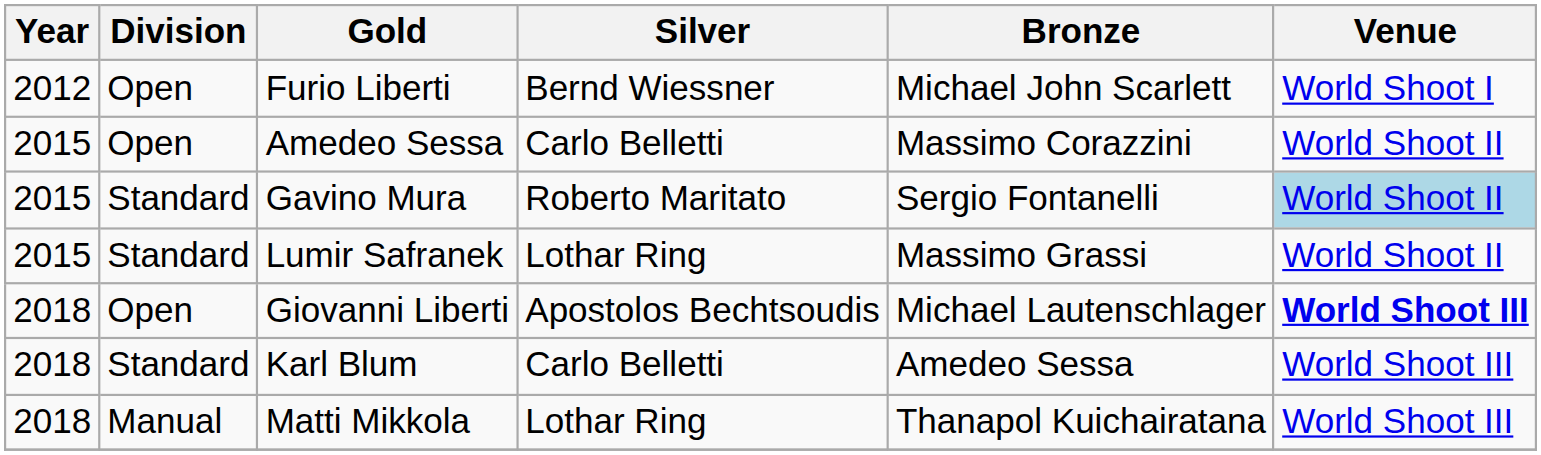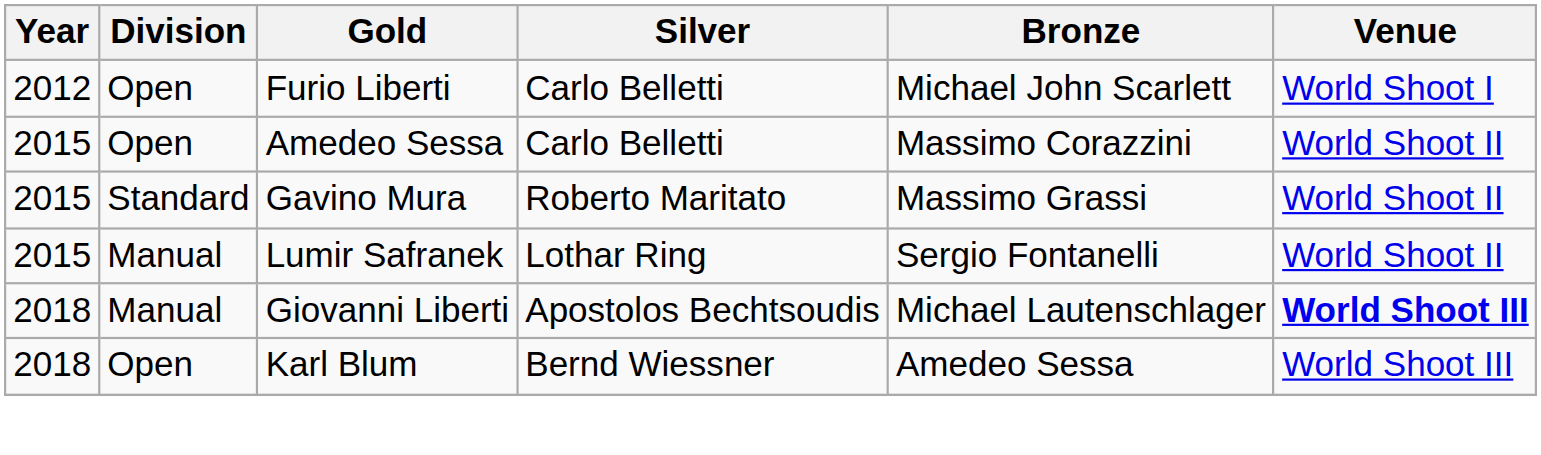(650, 87) Bernd Wiessner -> (625, 87) Carlo Belletti
(1027, 198) Sergio Fontanelli -> (1021, 198) Massimo Grassi
(1393, 198) lightblue background -> (1393, 198) no background
(178, 254) Standard -> (165, 254) Manual
(1021, 254) Massimo Grassi -> (1027, 254) Sergio Fontanelli
(150, 310) Open -> (165, 310) Manual
(178, 365) Standard -> (150, 365) Open
(625, 365) Carlo Belletti -> (650, 365) Bernd Wiessner
- row: (368, 421)
